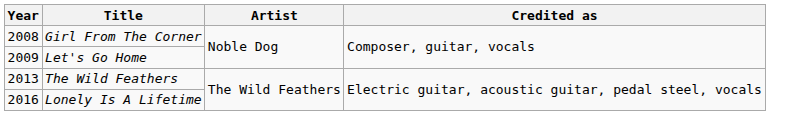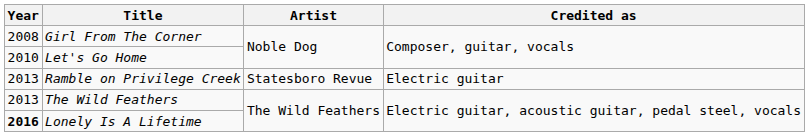(23, 57) 2009 -> (23, 57) 2010
+ row: (143, 79)
(23, 100) normal -> (23, 121) bold
